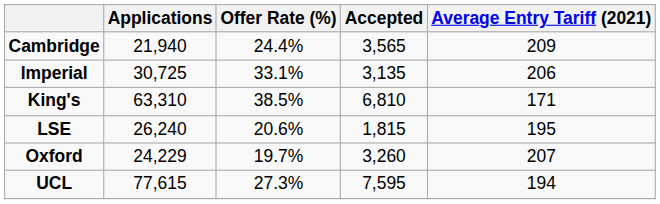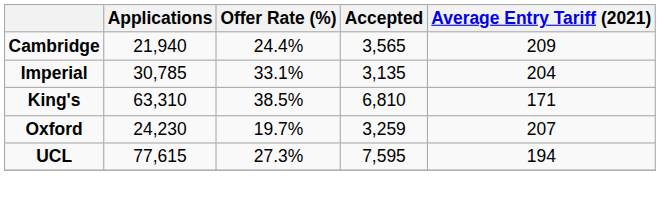(160, 73) 30,725 -> (160, 73) 30,785
(541, 73) 206 -> (541, 73) 204
- row: (54, 128)
(160, 156) 24,229 -> (160, 128) 24,230
(384, 156) 3,260 -> (384, 128) 3,259
